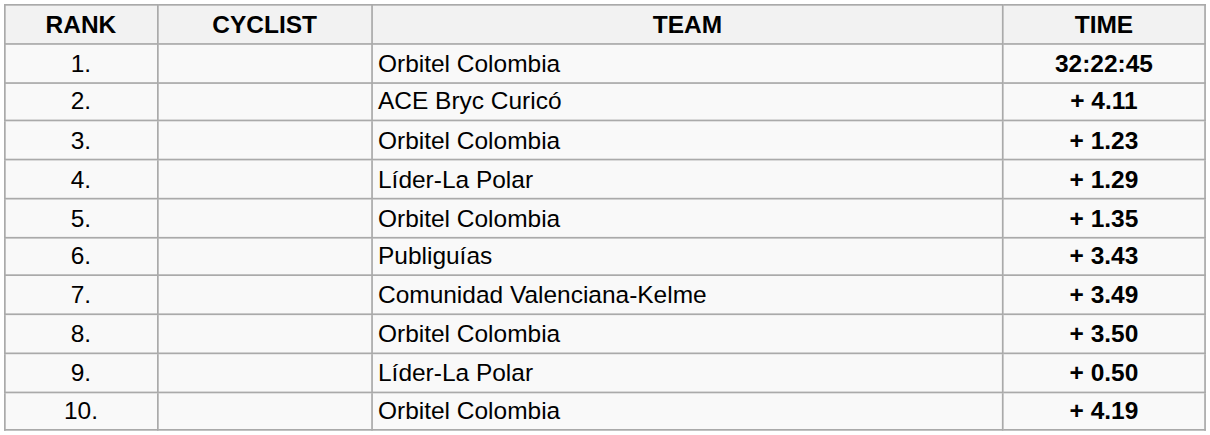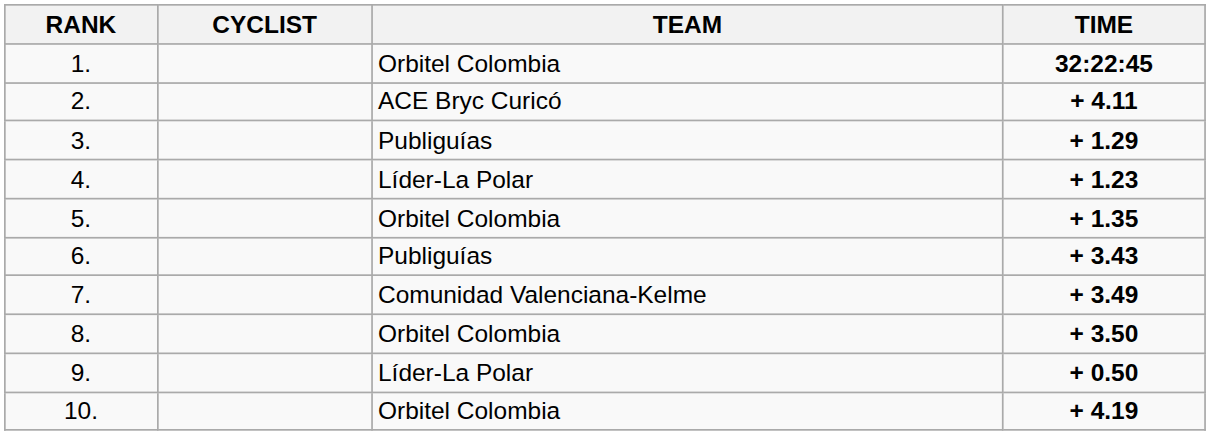(469, 141) Orbitel Colombia -> (435, 141) Publiguías
(1104, 141) + 1.23 -> (1104, 141) + 1.29
(1104, 179) + 1.29 -> (1104, 179) + 1.23
